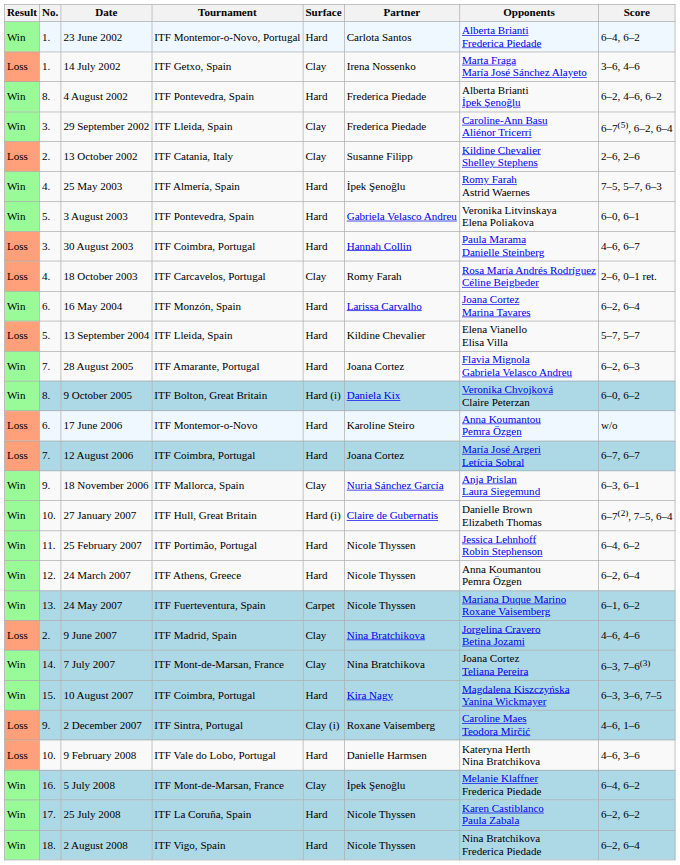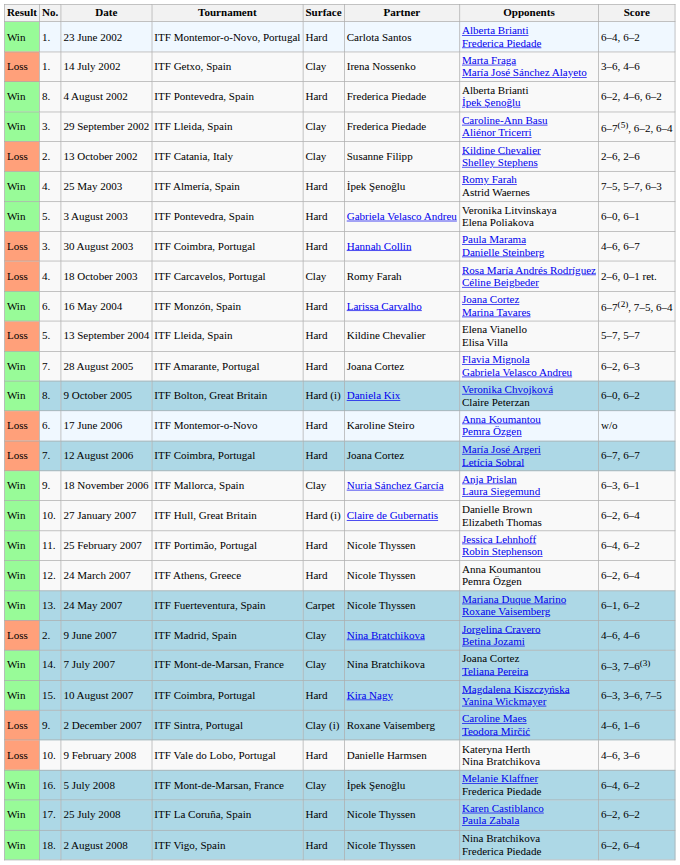(620, 306) 6–2, 6–4 -> (637, 306) 6–7(2), 7–5, 6–4
(637, 515) 6–7(2), 7–5, 6–4 -> (620, 515) 6–2, 6–4
